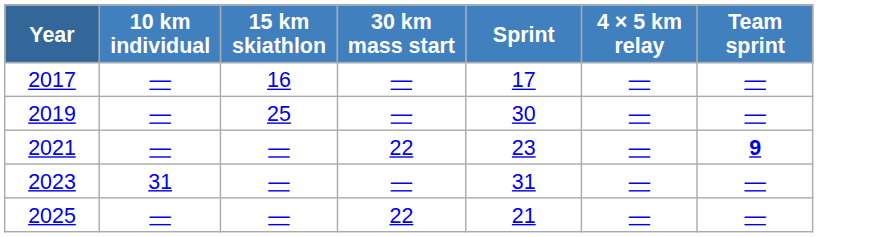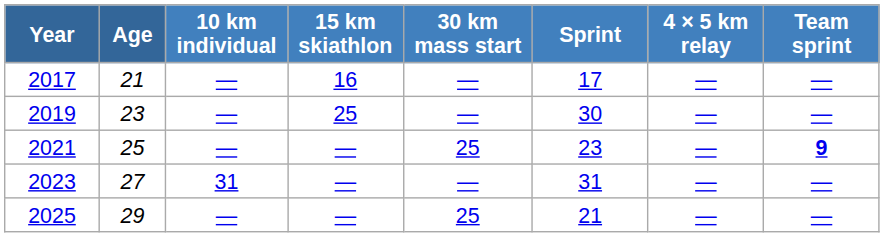+ column: (132, 34)
(401, 148) 22 -> (468, 148) 25
(401, 215) 22 -> (468, 215) 25
